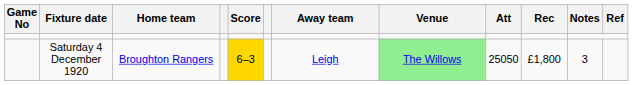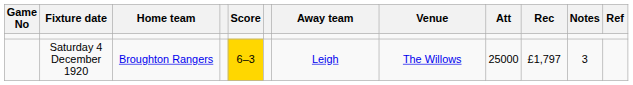(432, 59) lightgreen background -> (432, 59) no background
(504, 59) 25050 -> (504, 59) 25000
(544, 59) £1,800 -> (544, 59) £1,797
